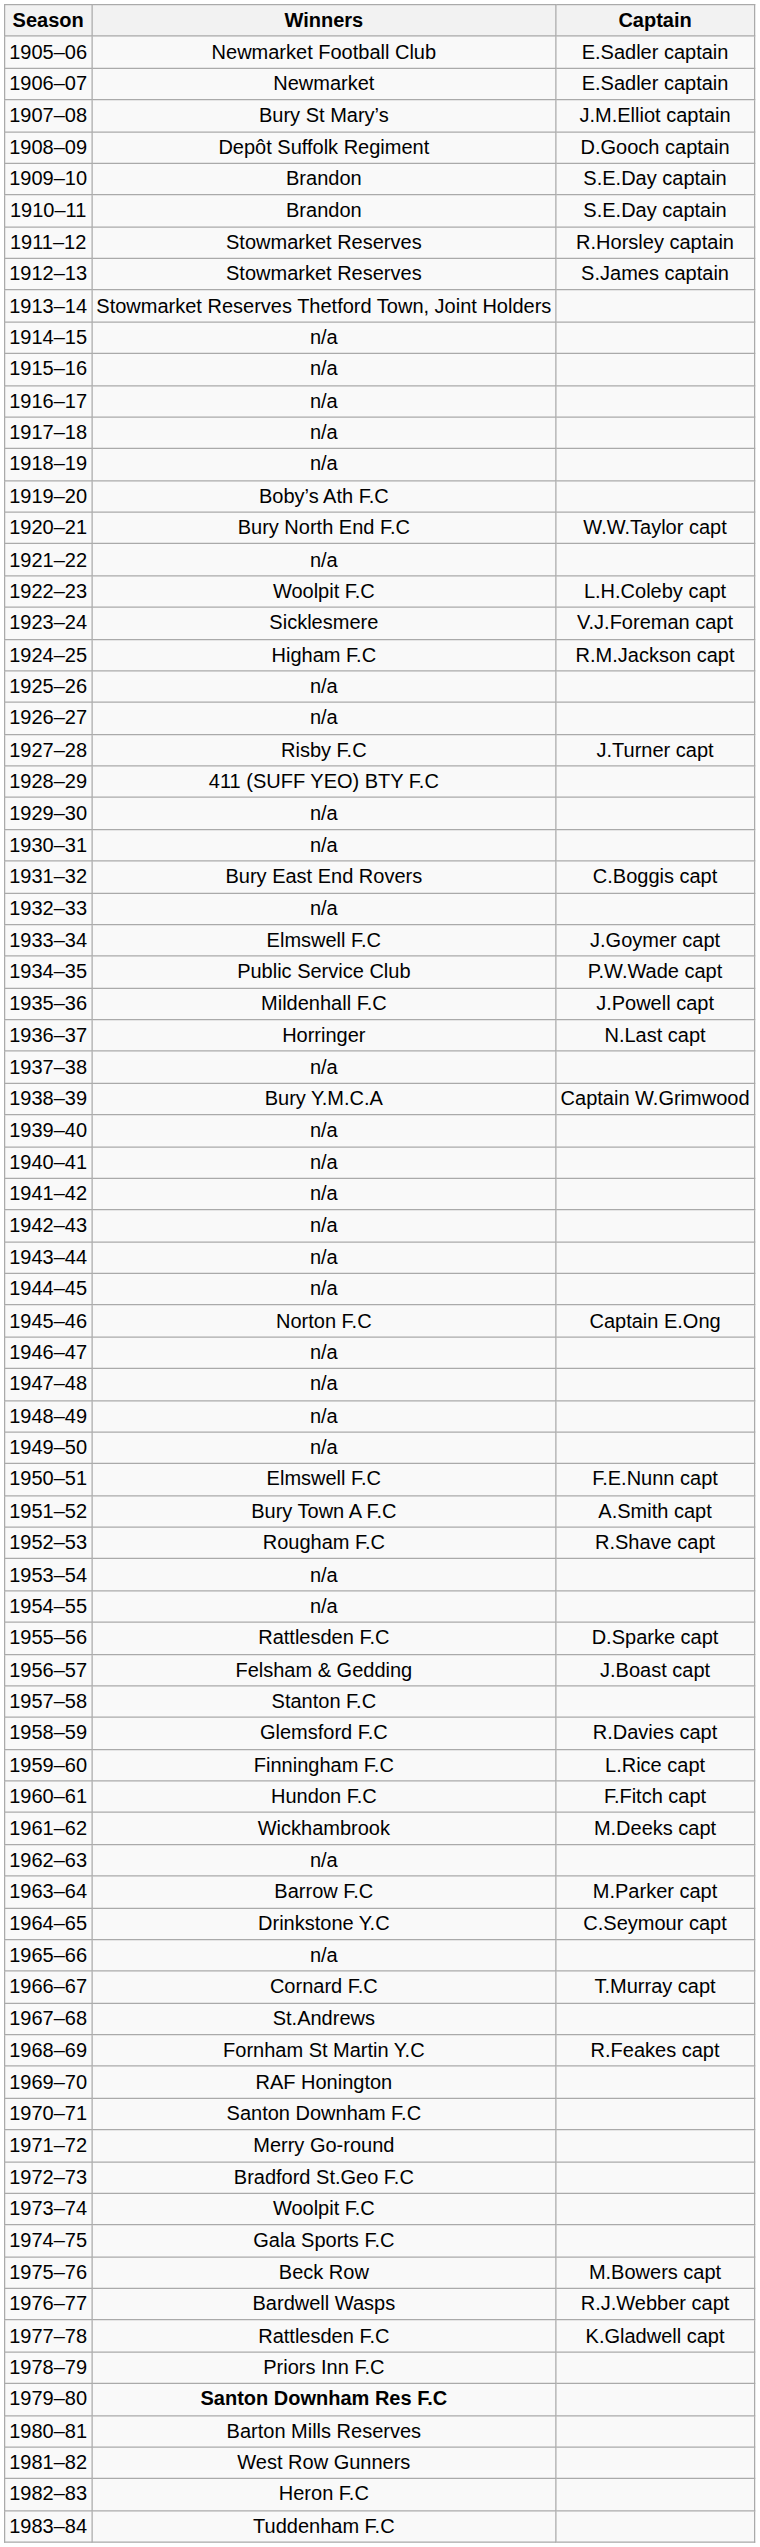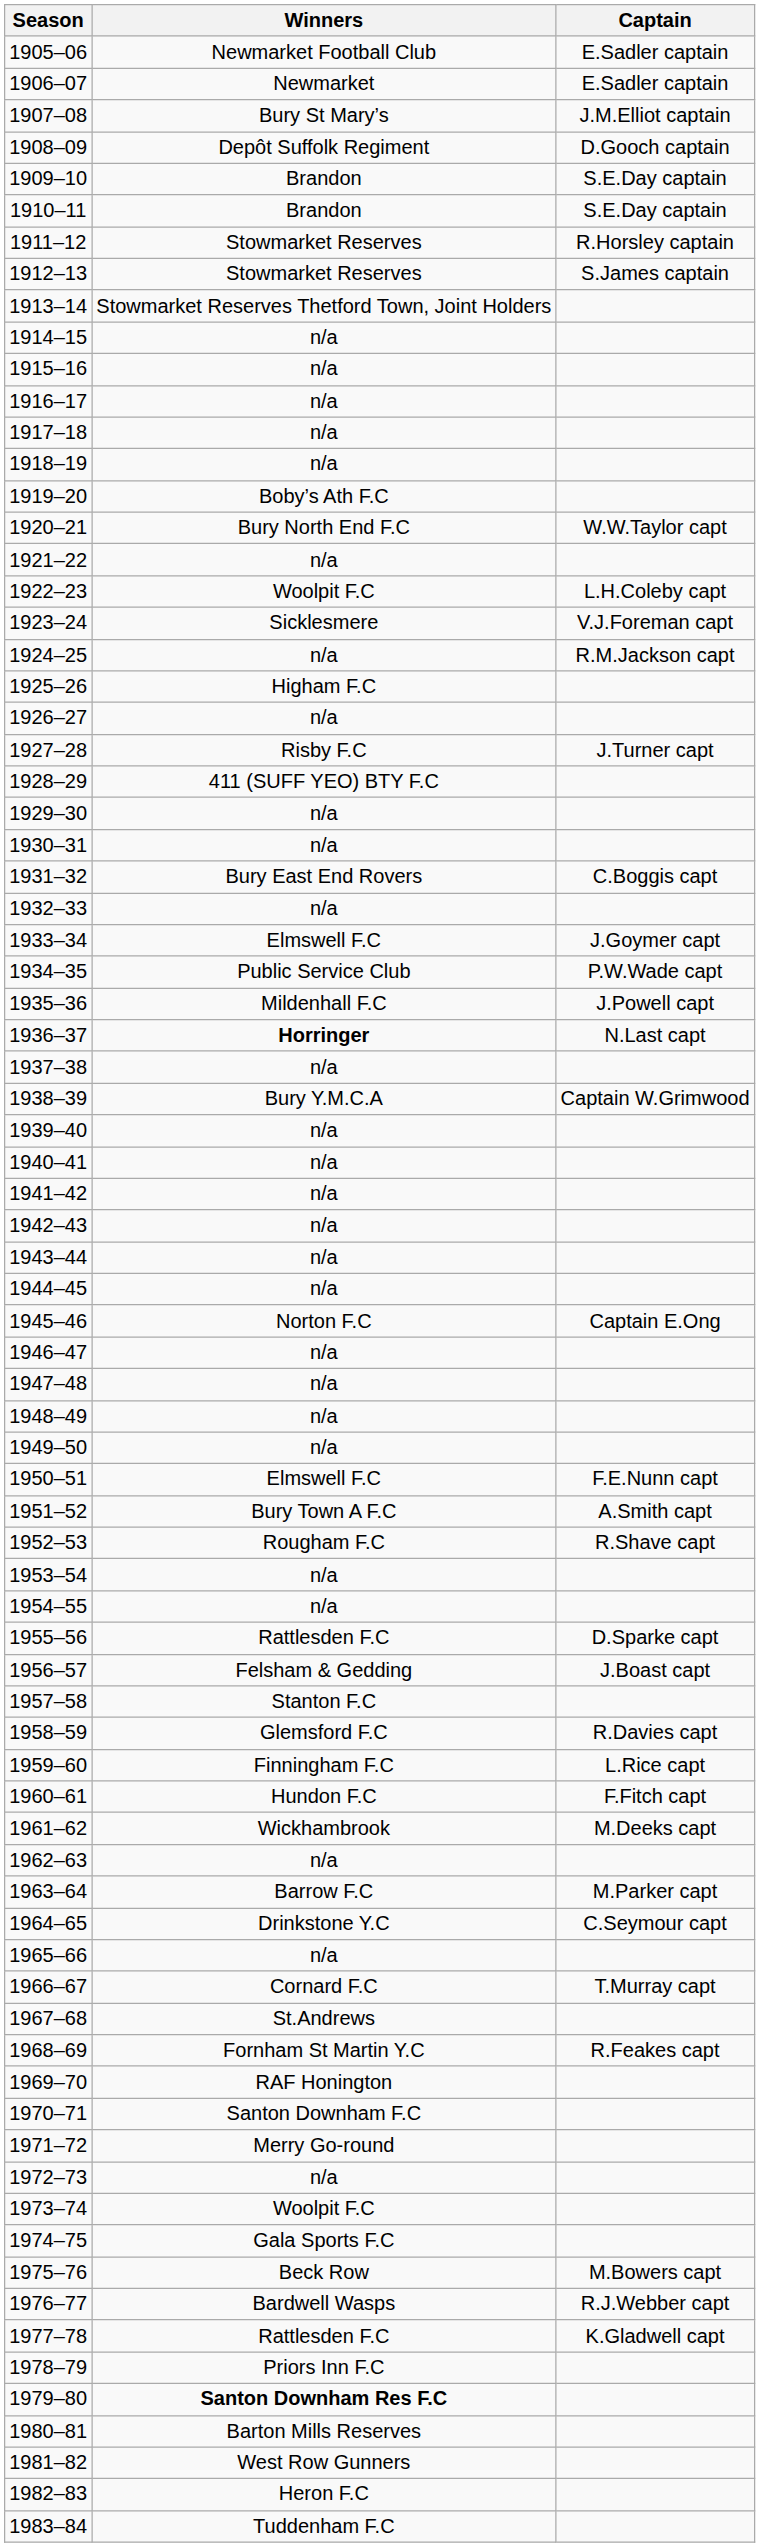(324, 654) Higham F.C -> (324, 654) n/a
(324, 686) n/a -> (324, 686) Higham F.C
(324, 1035) normal -> (324, 1035) bold
(324, 2177) Bradford St.Geo F.C -> (324, 2177) n/a
